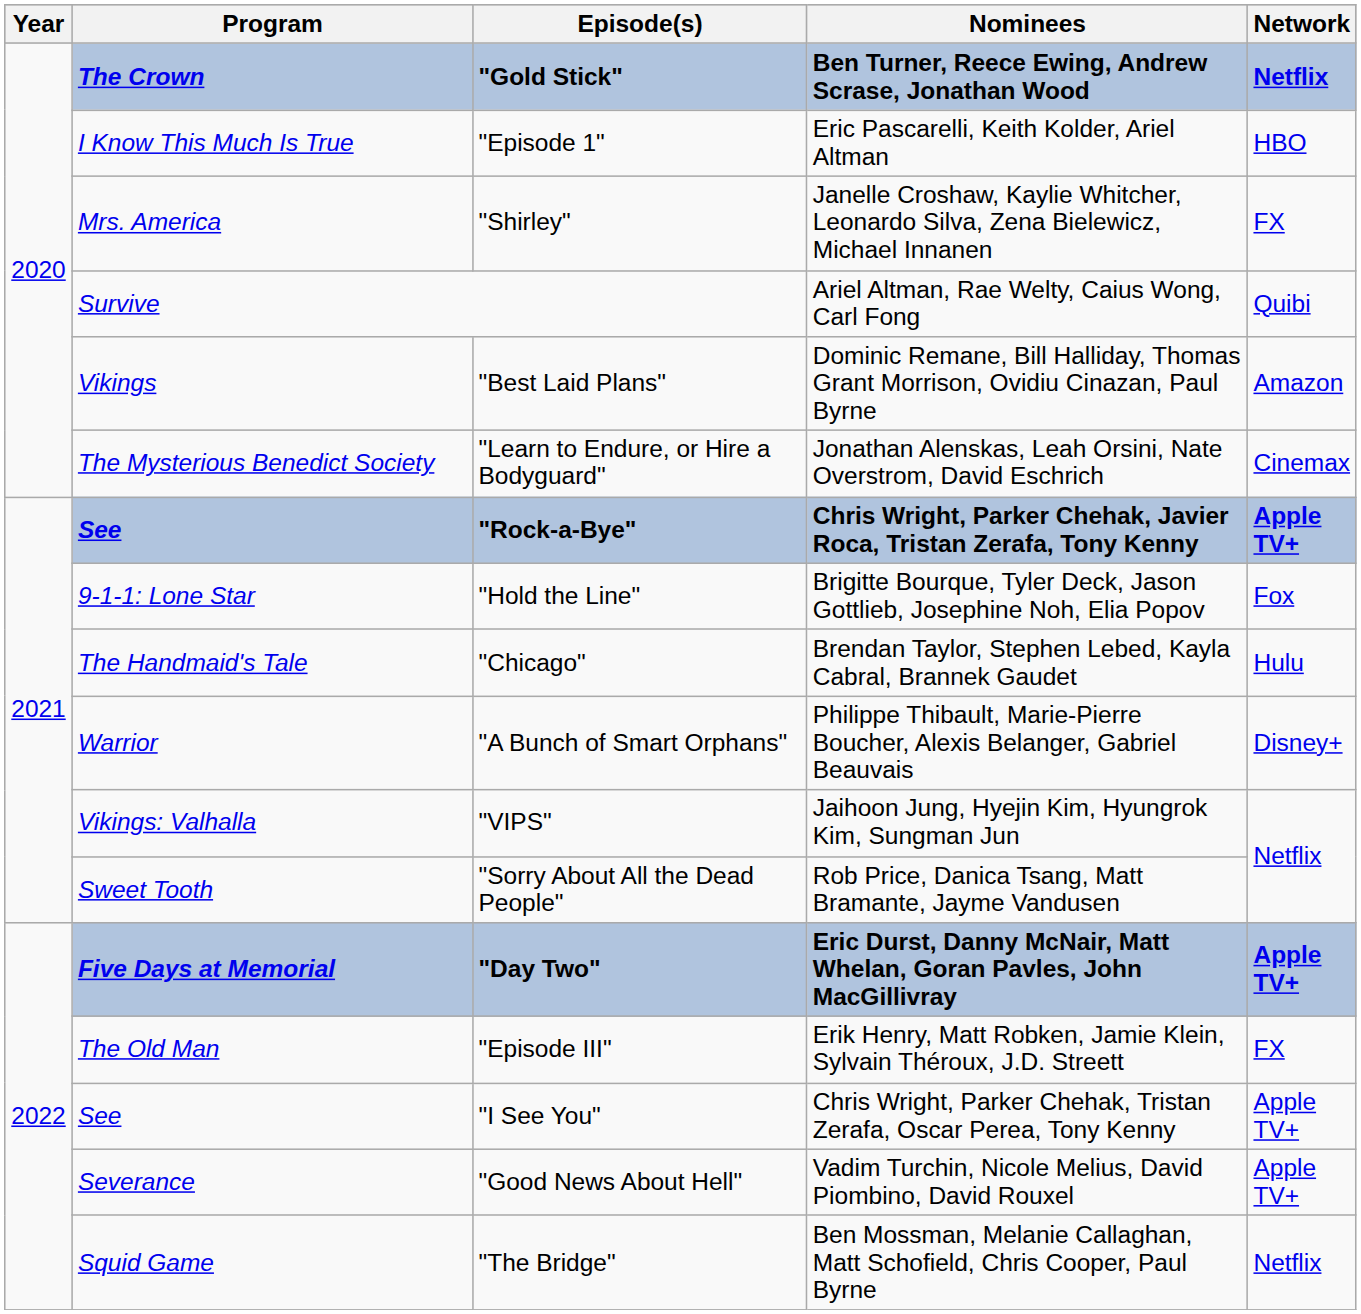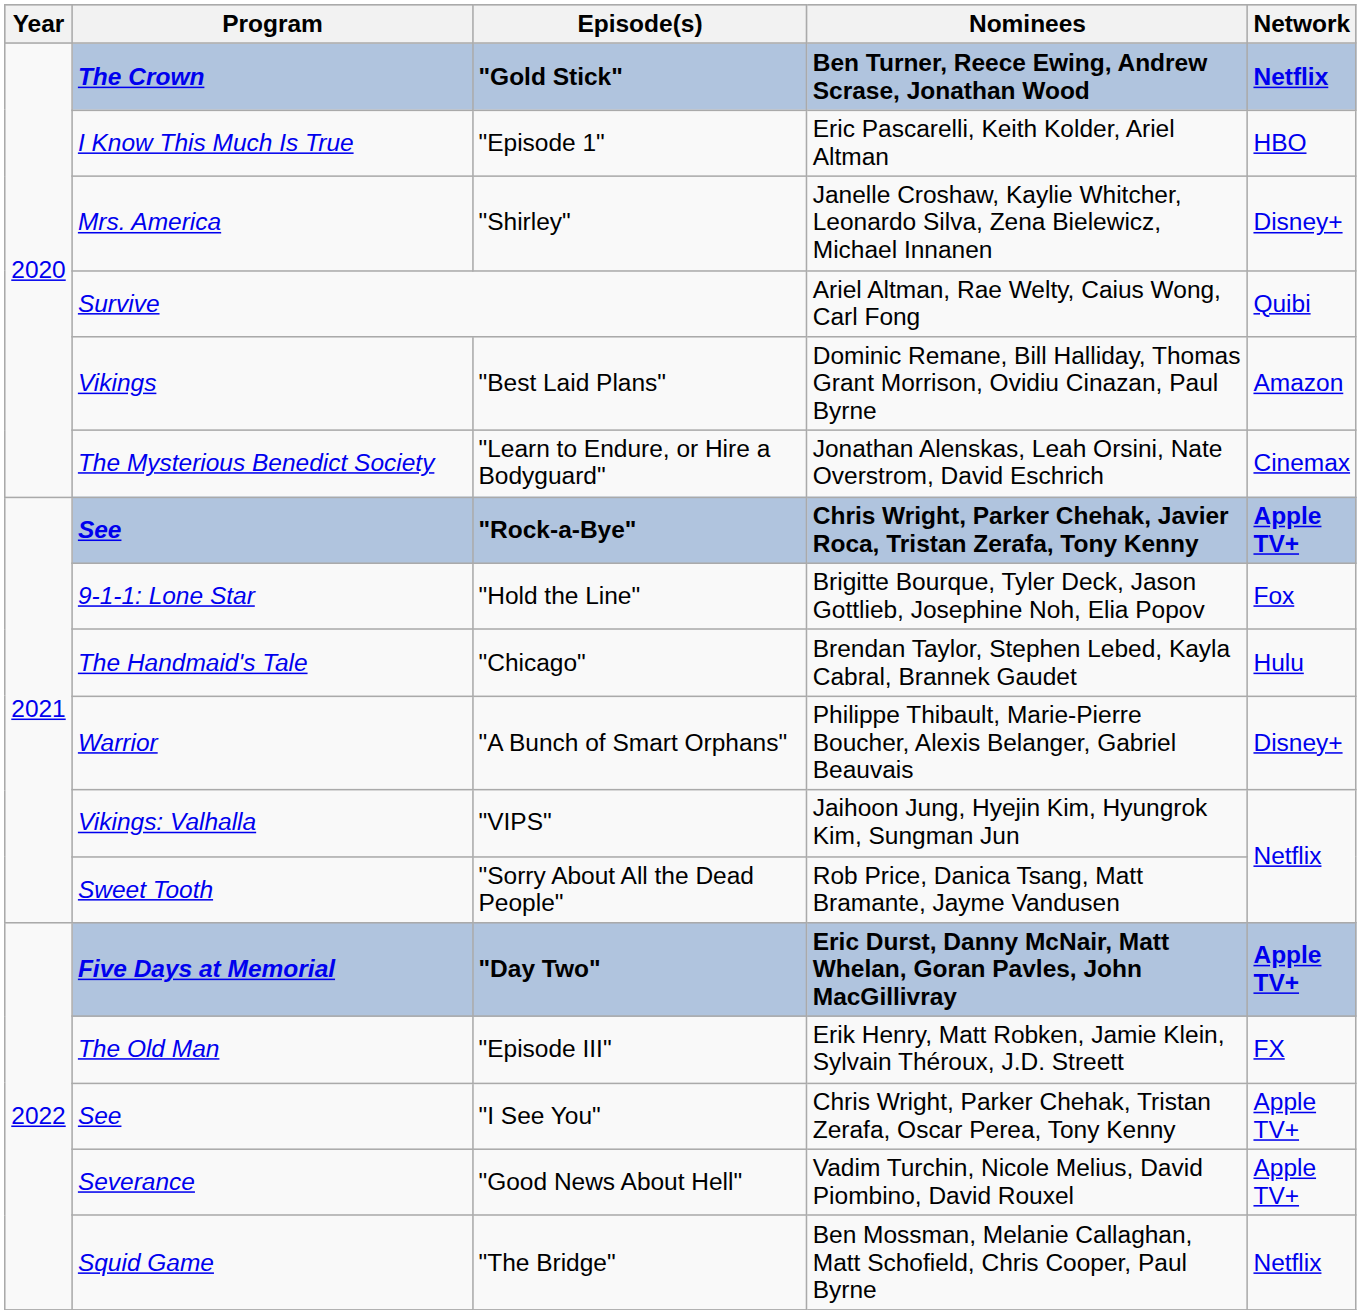(1269, 223) FX -> (1298, 223) Disney+
